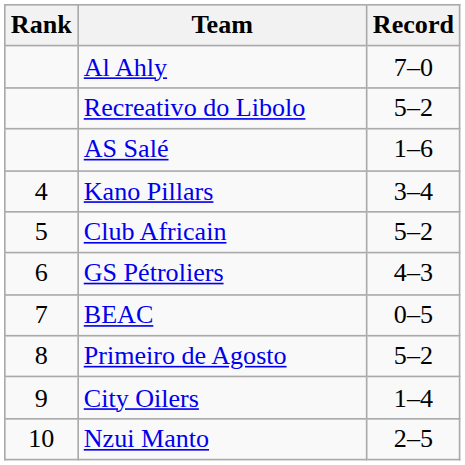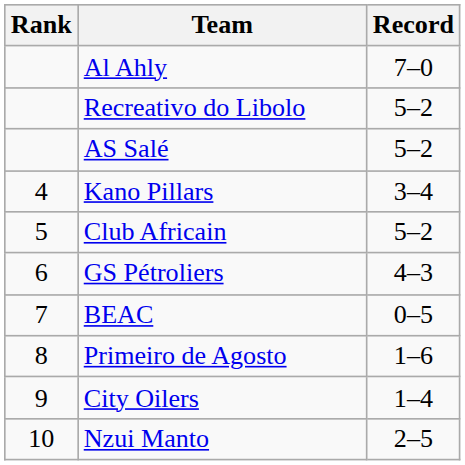(413, 149) 1–6 -> (413, 149) 5–2
(413, 356) 5–2 -> (413, 356) 1–6
